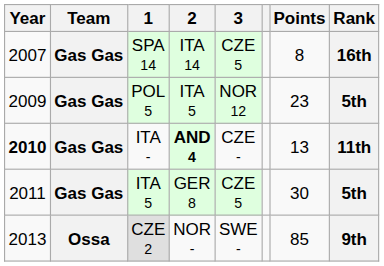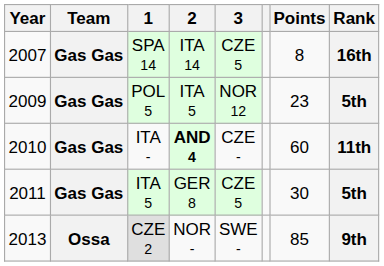(27, 147) bold -> (27, 147) normal
(299, 147) 13 -> (299, 147) 60
